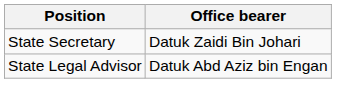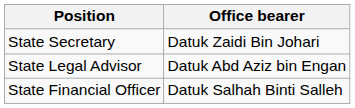+ row: (84, 90)
